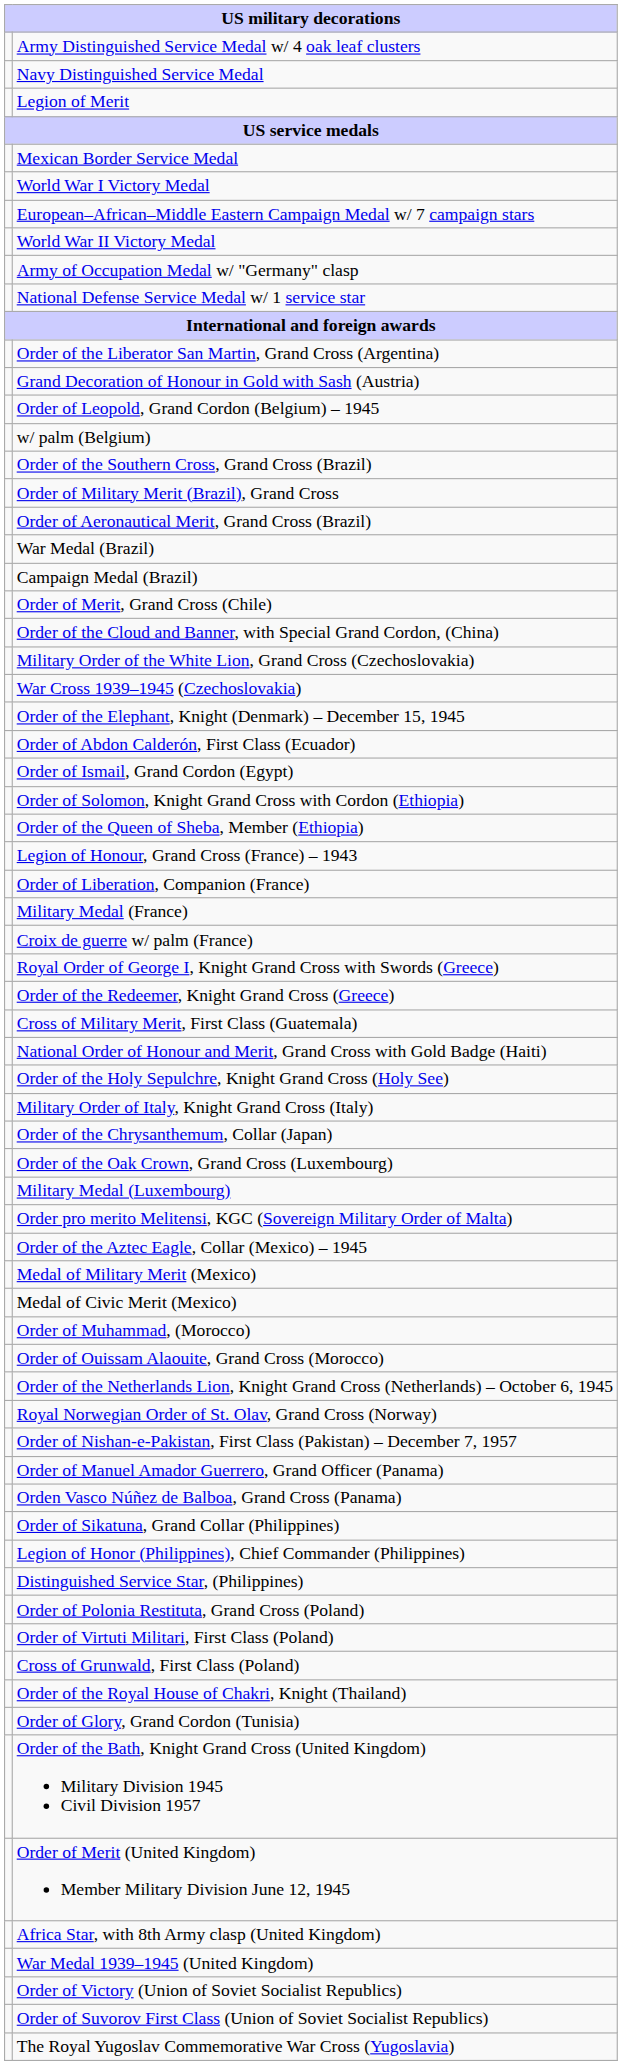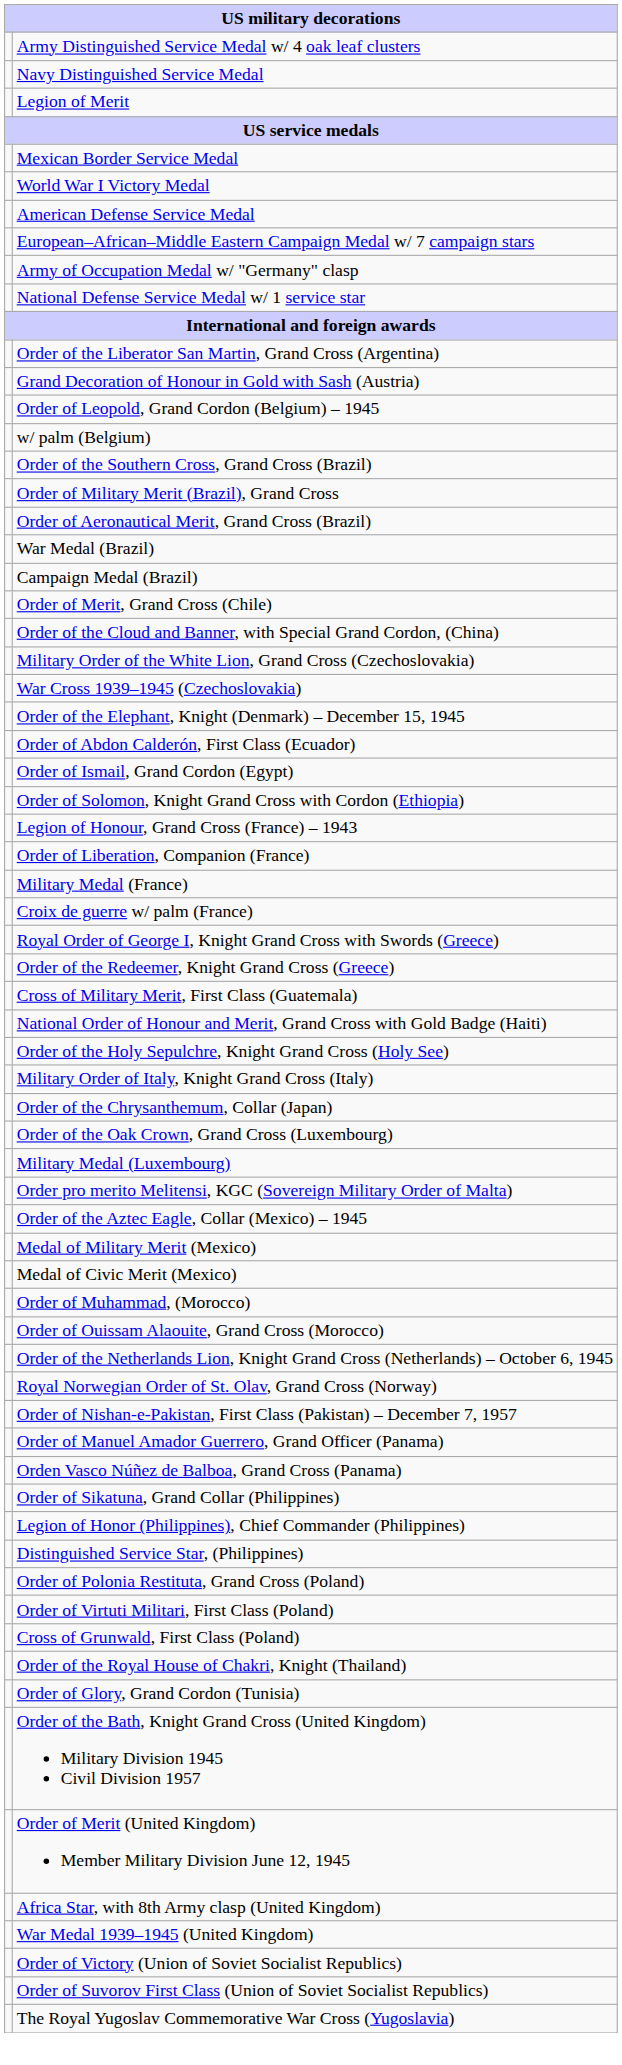+ row: (136, 213)
- row: (116, 241)
- row: (190, 827)
